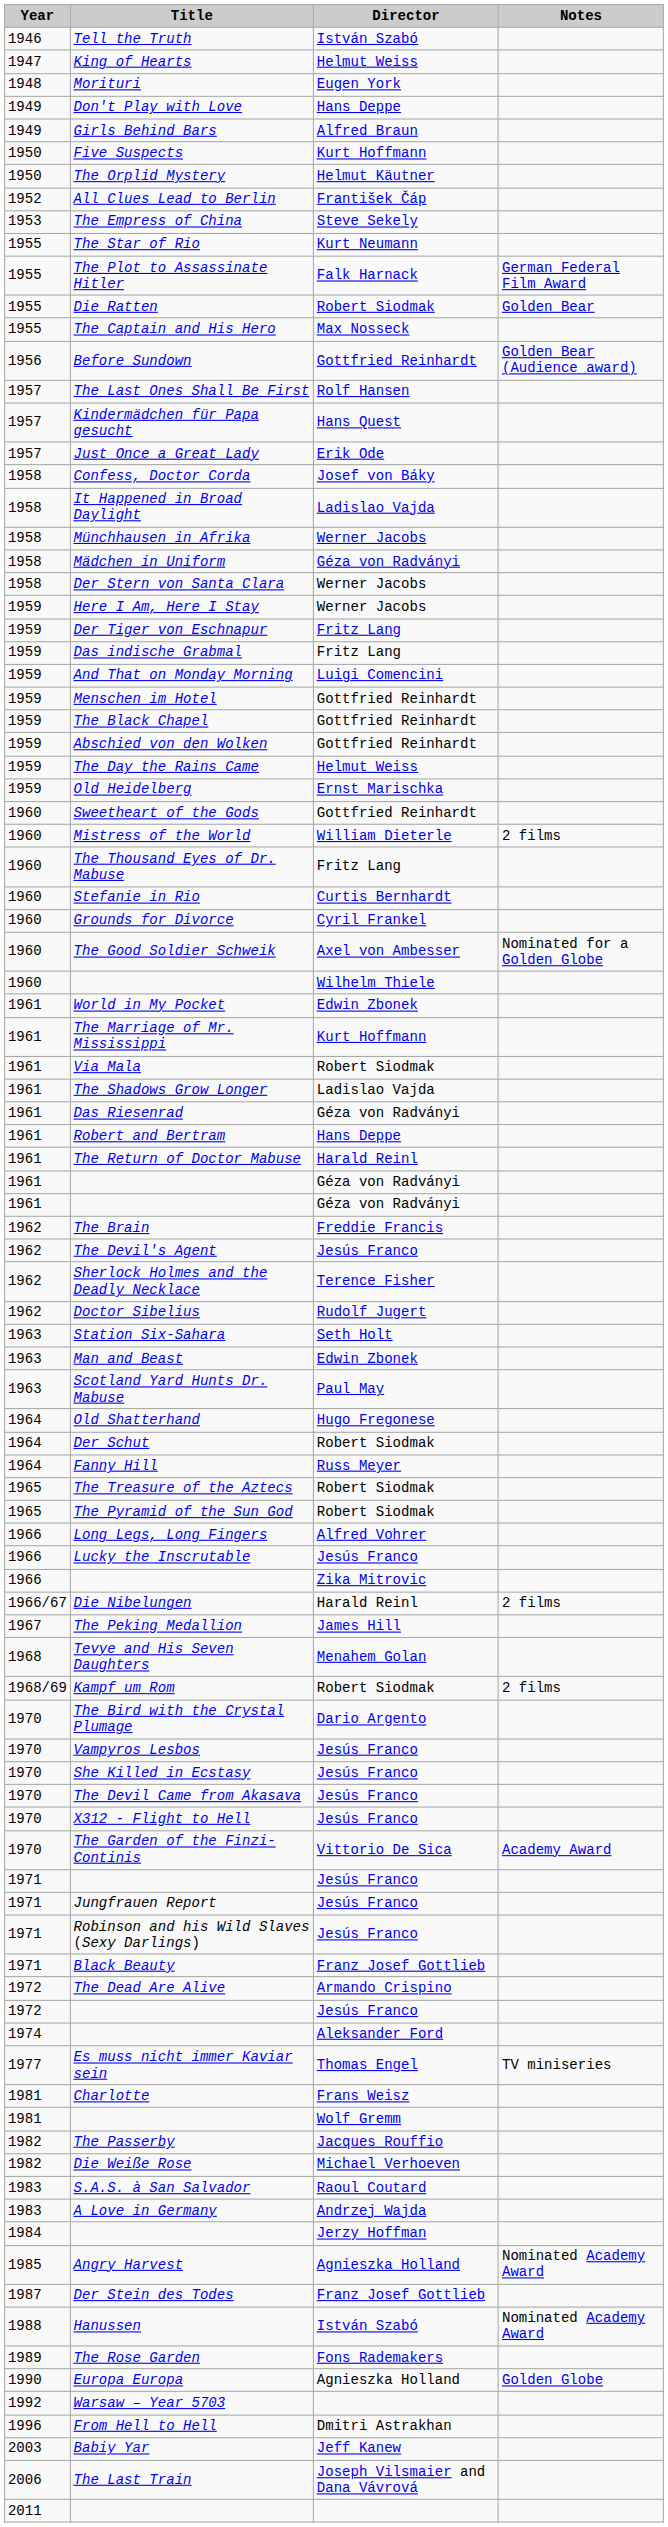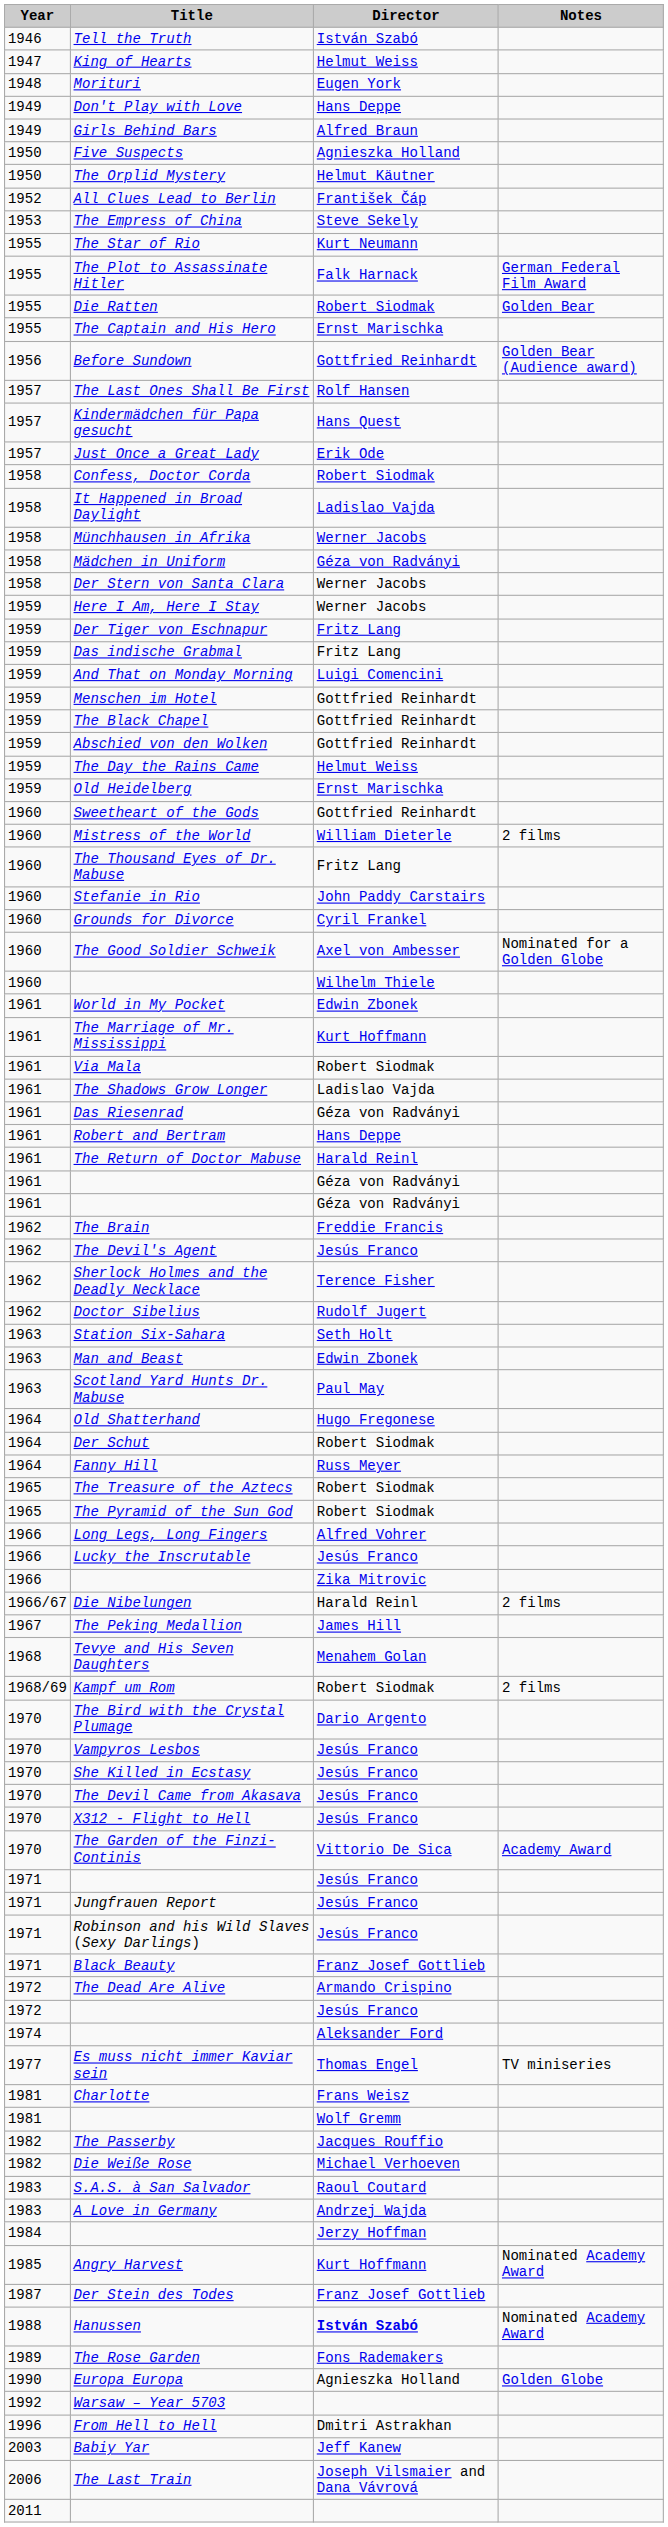(372, 153) Kurt Hoffmann -> (388, 153) Agnieszka Holland
(363, 330) Max Nosseck -> (380, 330) Ernst Marischka
(376, 476) Josef von Báky -> (376, 476) Robert Siodmak
(384, 898) Curtis Bernhardt -> (401, 898) John Paddy Carstairs
(388, 2265) Agnieszka Holland -> (372, 2265) Kurt Hoffmann
(367, 2327) normal -> (367, 2327) bold
